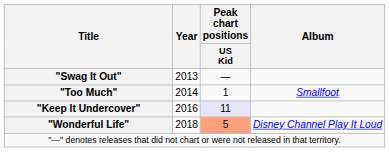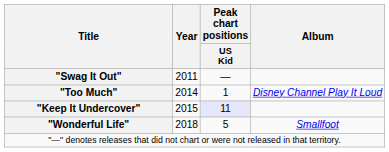(187, 76) 2013 -> (187, 76) 2011
(318, 92) Smallfoot -> (318, 92) Disney Channel Play It Loud
(187, 109) 2016 -> (187, 109) 2015
(225, 125) lightsalmon background -> (225, 125) no background
(318, 125) Disney Channel Play It Loud -> (318, 125) Smallfoot
